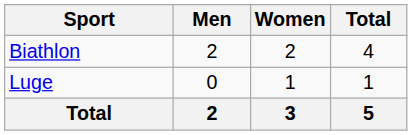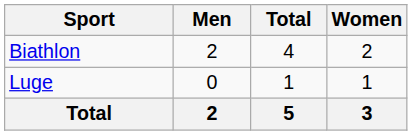columns swapped: (290, 20) <-> (368, 20)
